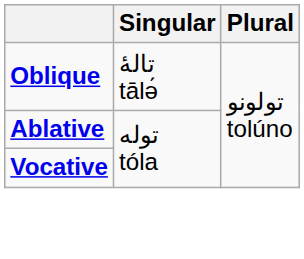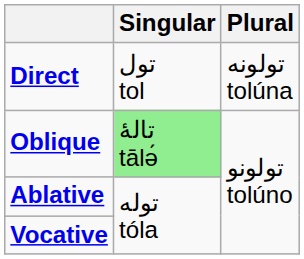+ row: (45, 76)
(139, 77) no background -> (139, 144) lightgreen background
